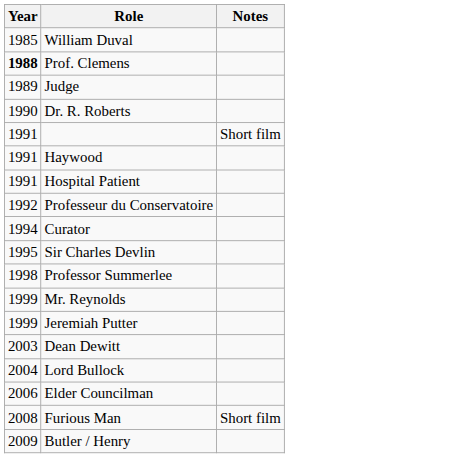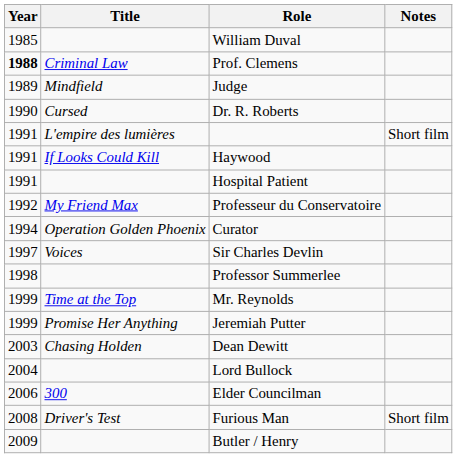+ column: (125, 16)
(23, 252) 1995 -> (23, 252) 1997
